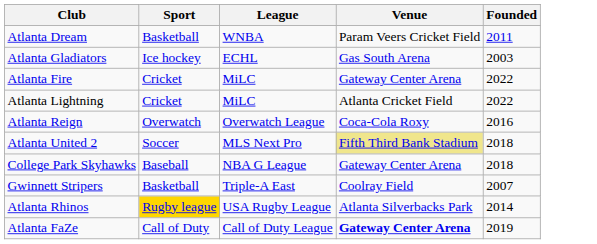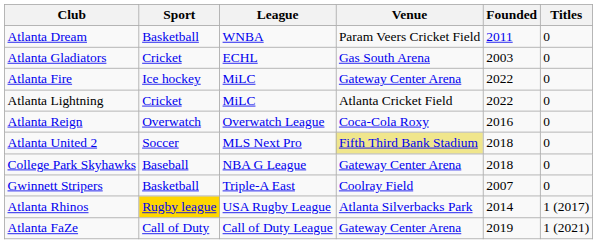+ column: (566, 15)
(171, 57) Ice hockey -> (162, 57) Cricket
(162, 79) Cricket -> (171, 79) Ice hockey
(405, 228) bold -> (400, 228) normal
